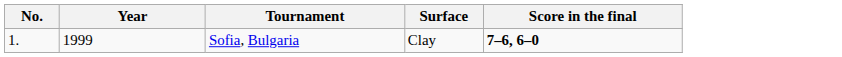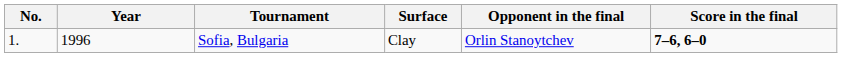+ column: (556, 16)
(78, 40) 1999 -> (76, 40) 1996
